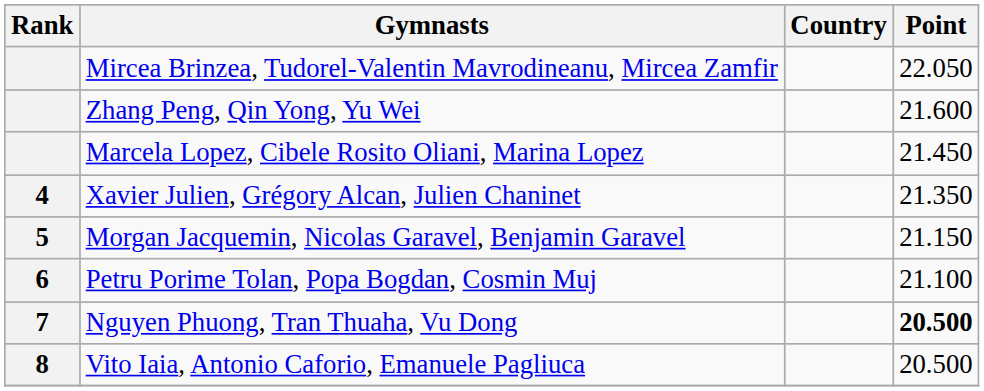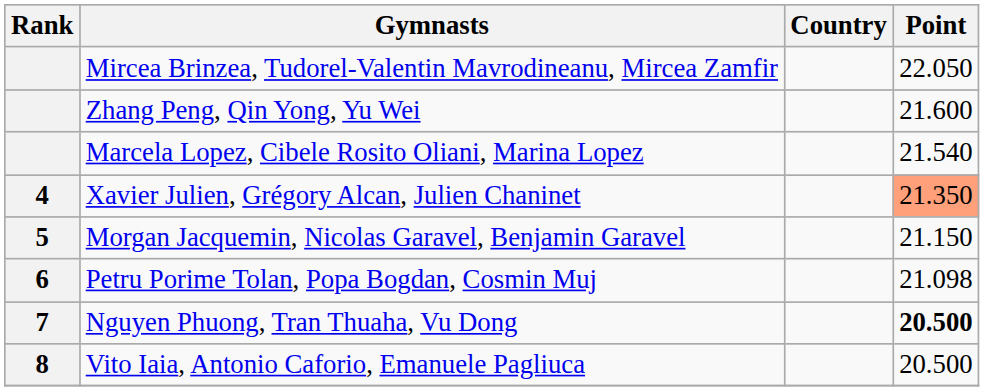(936, 152) 21.450 -> (936, 152) 21.540
(936, 195) no background -> (936, 195) lightsalmon background
(936, 279) 21.100 -> (936, 279) 21.098
